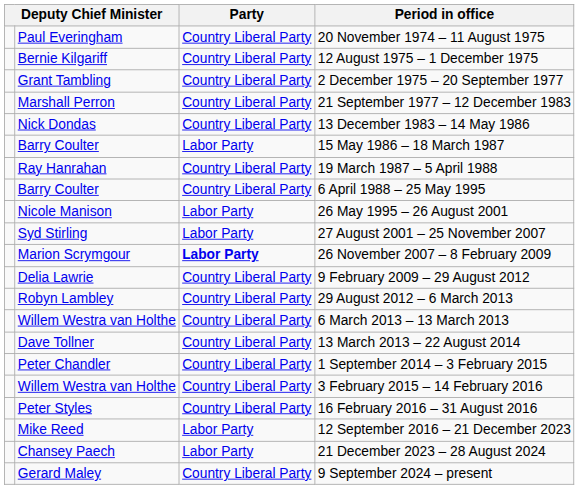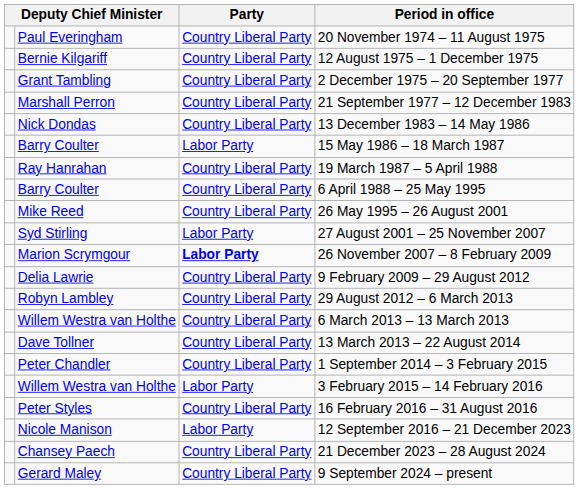(65, 211) Nicole Manison -> (51, 211) Mike Reed
(218, 211) Labor Party -> (247, 211) Country Liberal Party
(247, 386) Country Liberal Party -> (218, 386) Labor Party
(51, 430) Mike Reed -> (65, 430) Nicole Manison
(218, 451) Labor Party -> (247, 451) Country Liberal Party
